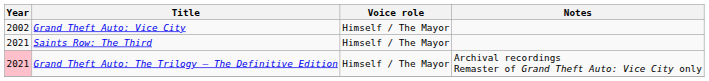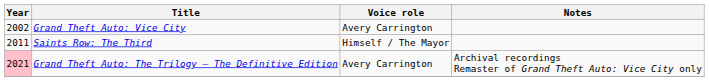(396, 27) Himself / The Mayor -> (387, 27) Avery Carrington
(18, 42) 2021 -> (18, 42) 2011
(396, 63) Himself / The Mayor -> (387, 63) Avery Carrington
